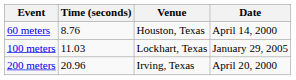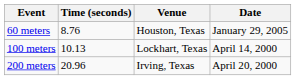(245, 30) April 14, 2000 -> (250, 30) January 29, 2005
(73, 48) 11.03 -> (73, 48) 10.13
(250, 48) January 29, 2005 -> (245, 48) April 14, 2000
